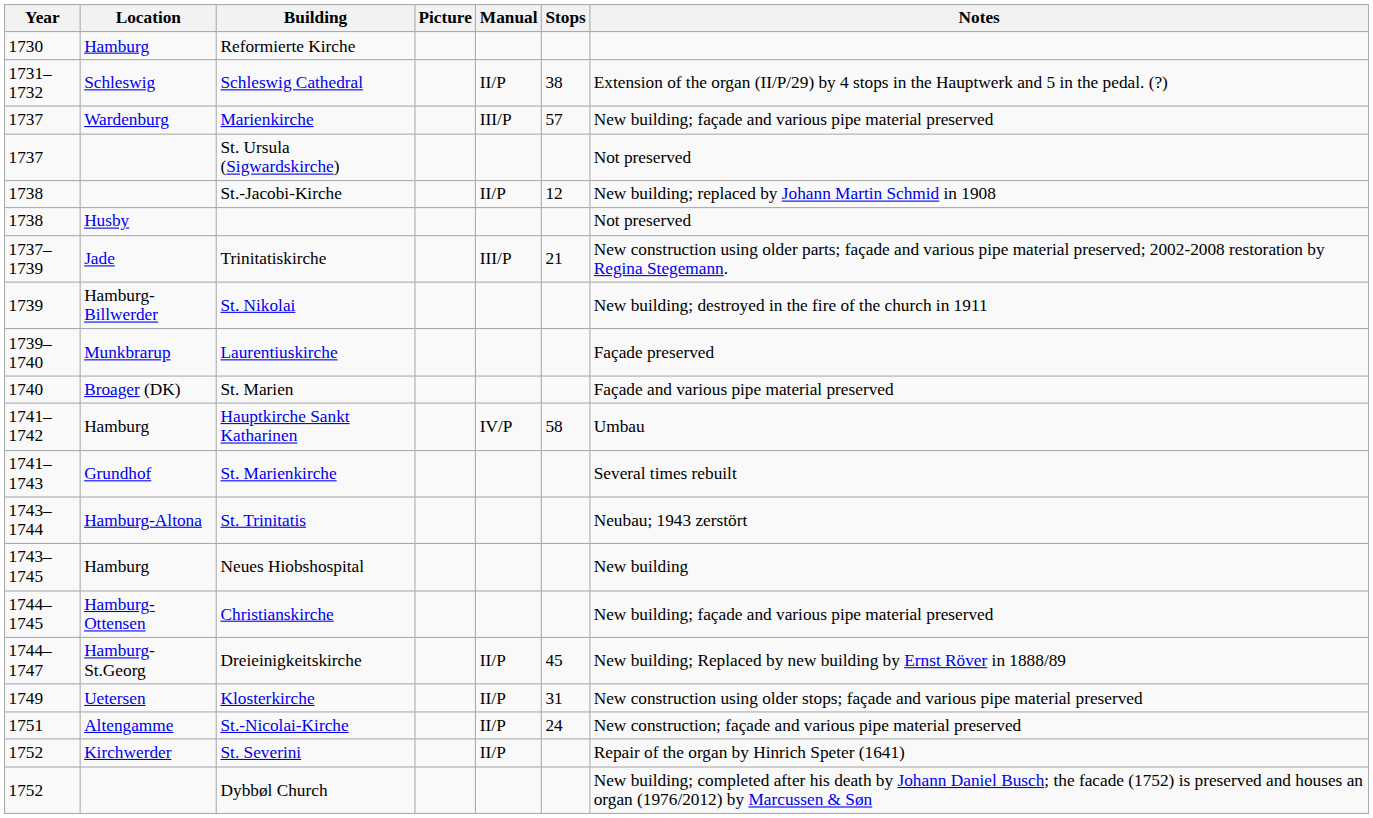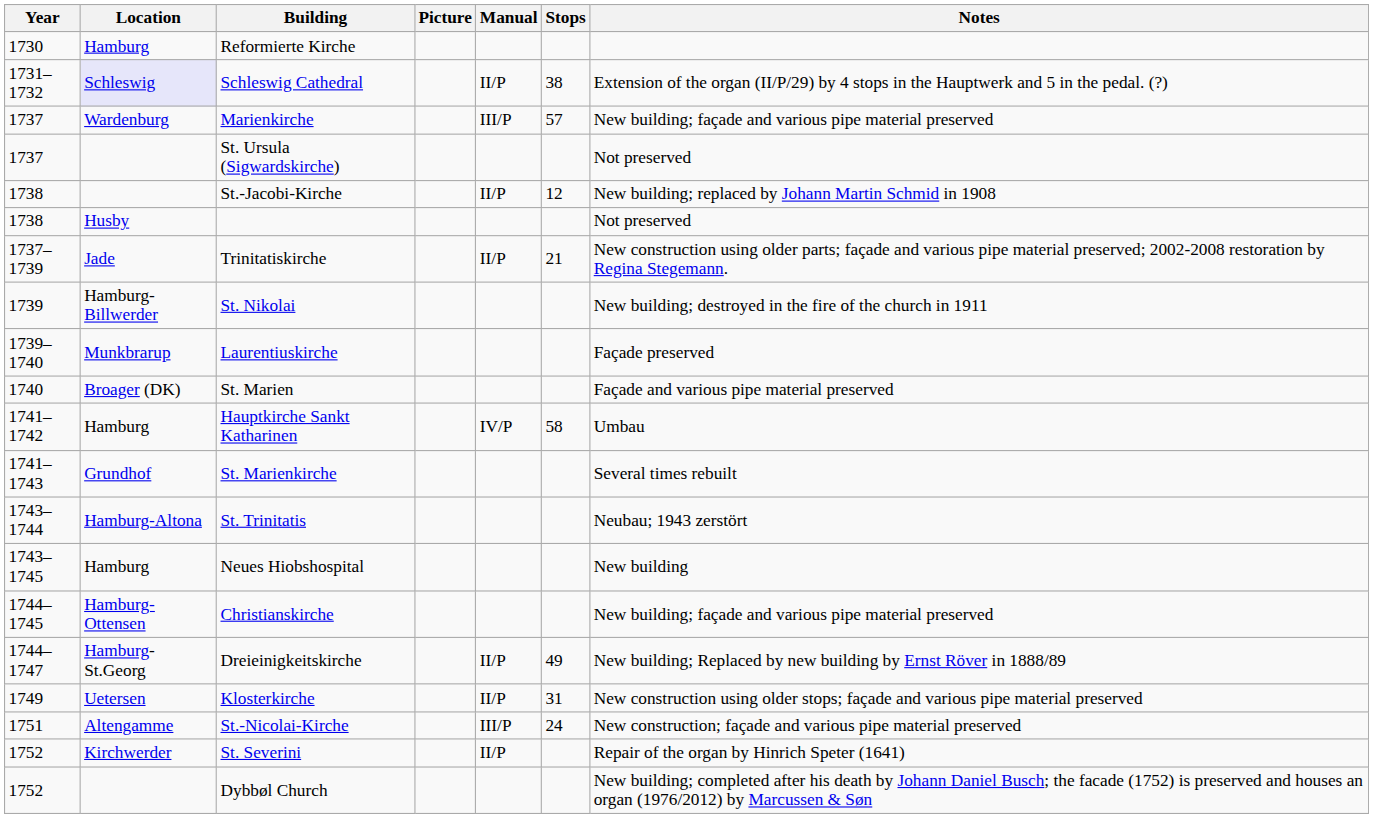(120, 82) no background -> (120, 82) lavender background
(496, 258) III/P -> (493, 258) II/P
(554, 660) 45 -> (554, 660) 49
(493, 725) II/P -> (496, 725) III/P
